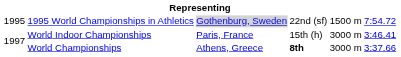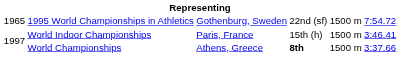(14, 21) 1995 -> (14, 21) 1965
(242, 21) lightgrey background -> (242, 21) no background
(346, 34) 3000 m -> (346, 34) 1500 m
(346, 48) 3000 m -> (346, 48) 1500 m
